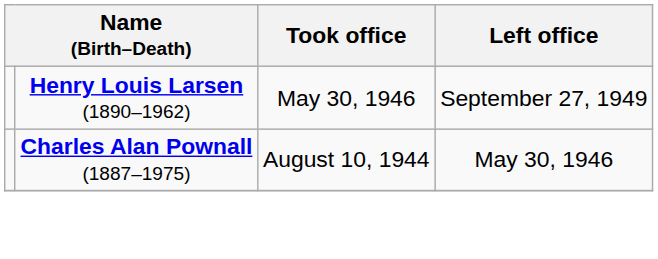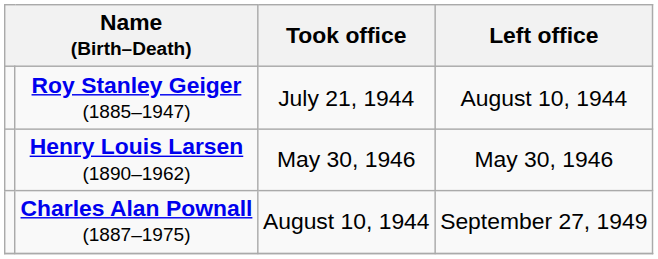+ row: (136, 97)
(544, 97) September 27, 1949 -> (544, 159) May 30, 1946
(544, 159) May 30, 1946 -> (544, 221) September 27, 1949
